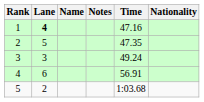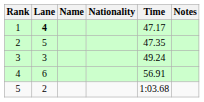columns swapped: (174, 12) <-> (100, 12)
(131, 27) 47.16 -> (154, 27) 47.17
